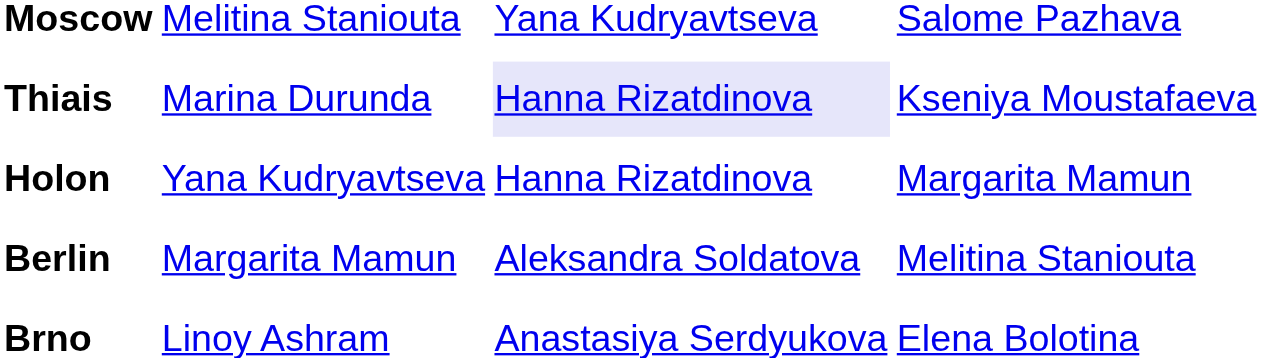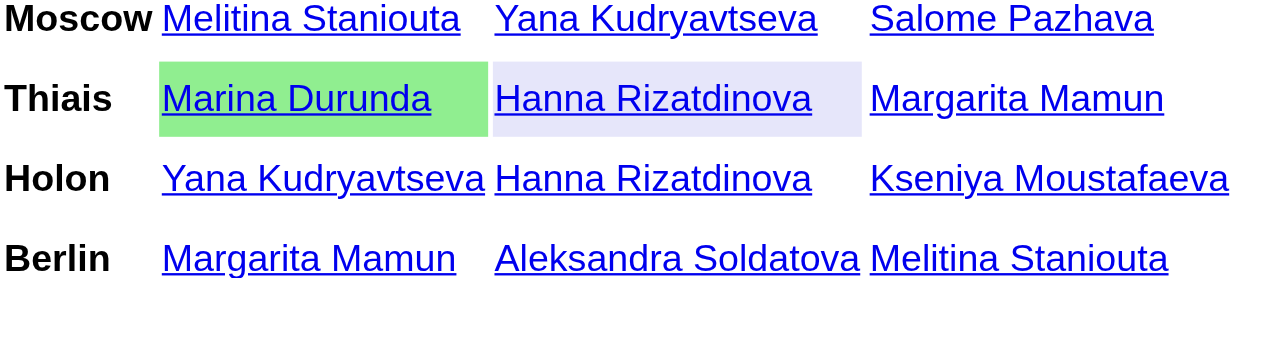(297, 98) no background -> (297, 98) lightgreen background
(1077, 98) Kseniya Moustafaeva -> (1017, 98) Margarita Mamun
(1044, 178) Margarita Mamun -> (1049, 178) Kseniya Moustafaeva
- row: (48, 338)
